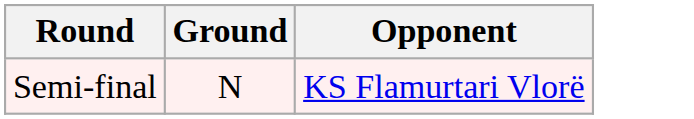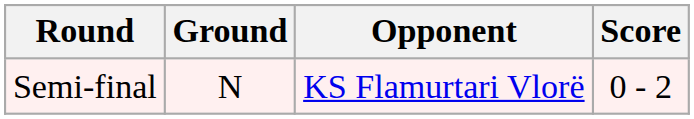+ column: (641, 31)
